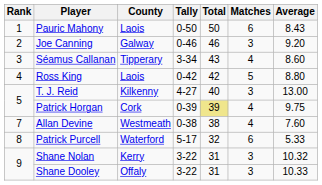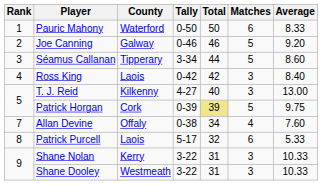(132, 28) Laois -> (142, 28) Waterford
(295, 28) 8.43 -> (295, 28) 8.33
(251, 44) 3 -> (251, 44) 5
(214, 60) 43 -> (214, 60) 44
(251, 60) 4 -> (251, 60) 5
(251, 76) 5 -> (251, 76) 3
(295, 76) 8.80 -> (295, 76) 8.40
(251, 108) 4 -> (251, 108) 5
(146, 124) Westmeath -> (133, 124) Offaly
(214, 124) 38 -> (214, 124) 34
(142, 140) Waterford -> (132, 140) Laois
(295, 156) 10.32 -> (295, 156) 10.33
(133, 172) Offaly -> (146, 172) Westmeath
